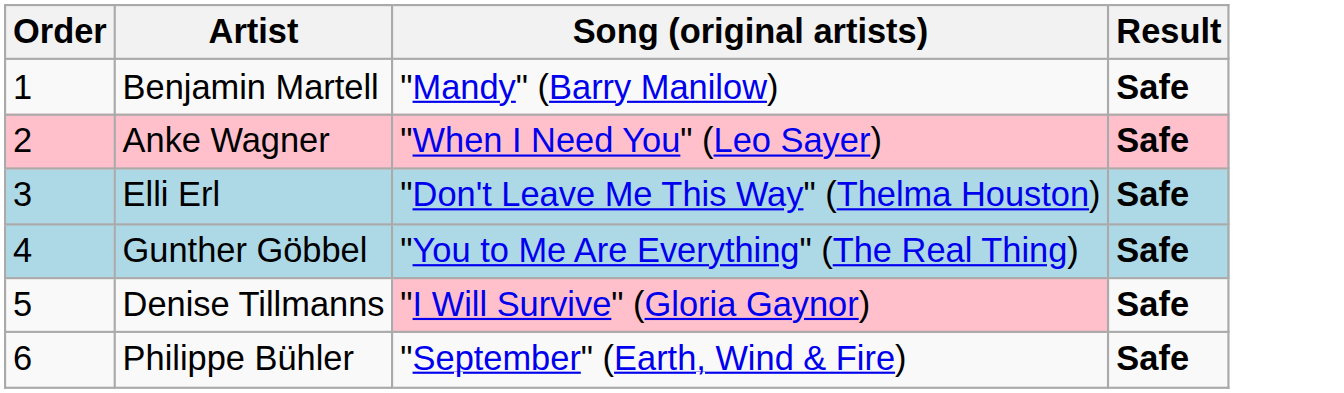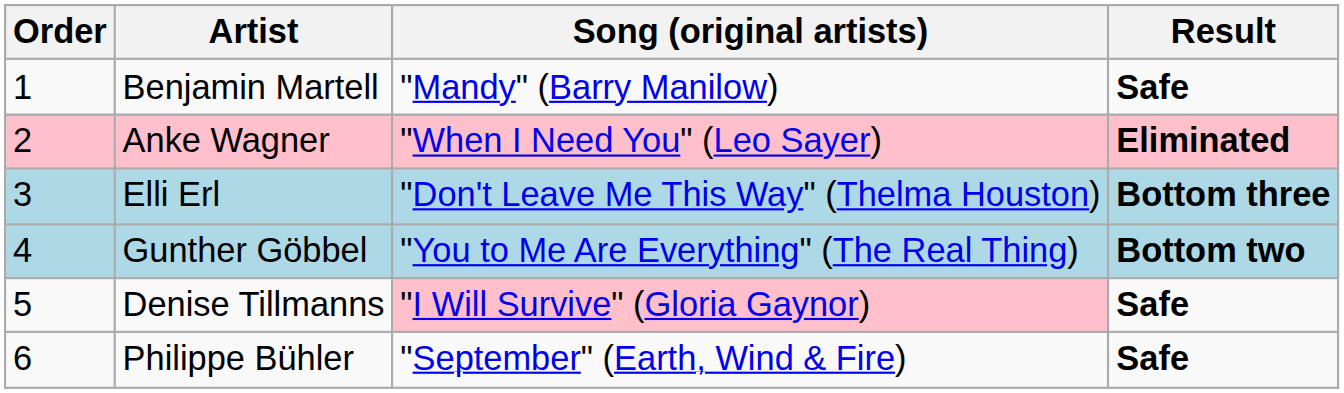(1153, 140) Safe -> (1203, 140) Eliminated
(1153, 195) Safe -> (1223, 195) Bottom three
(1153, 250) Safe -> (1211, 250) Bottom two
